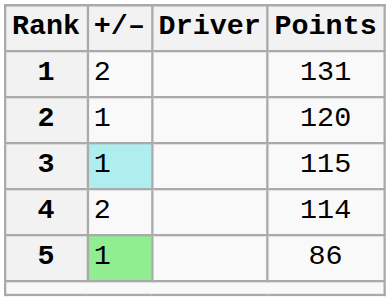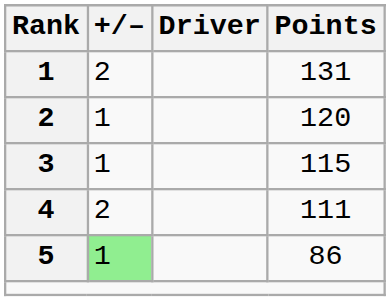(102, 166) paleturquoise background -> (102, 166) no background
(326, 212) 114 -> (326, 212) 111
